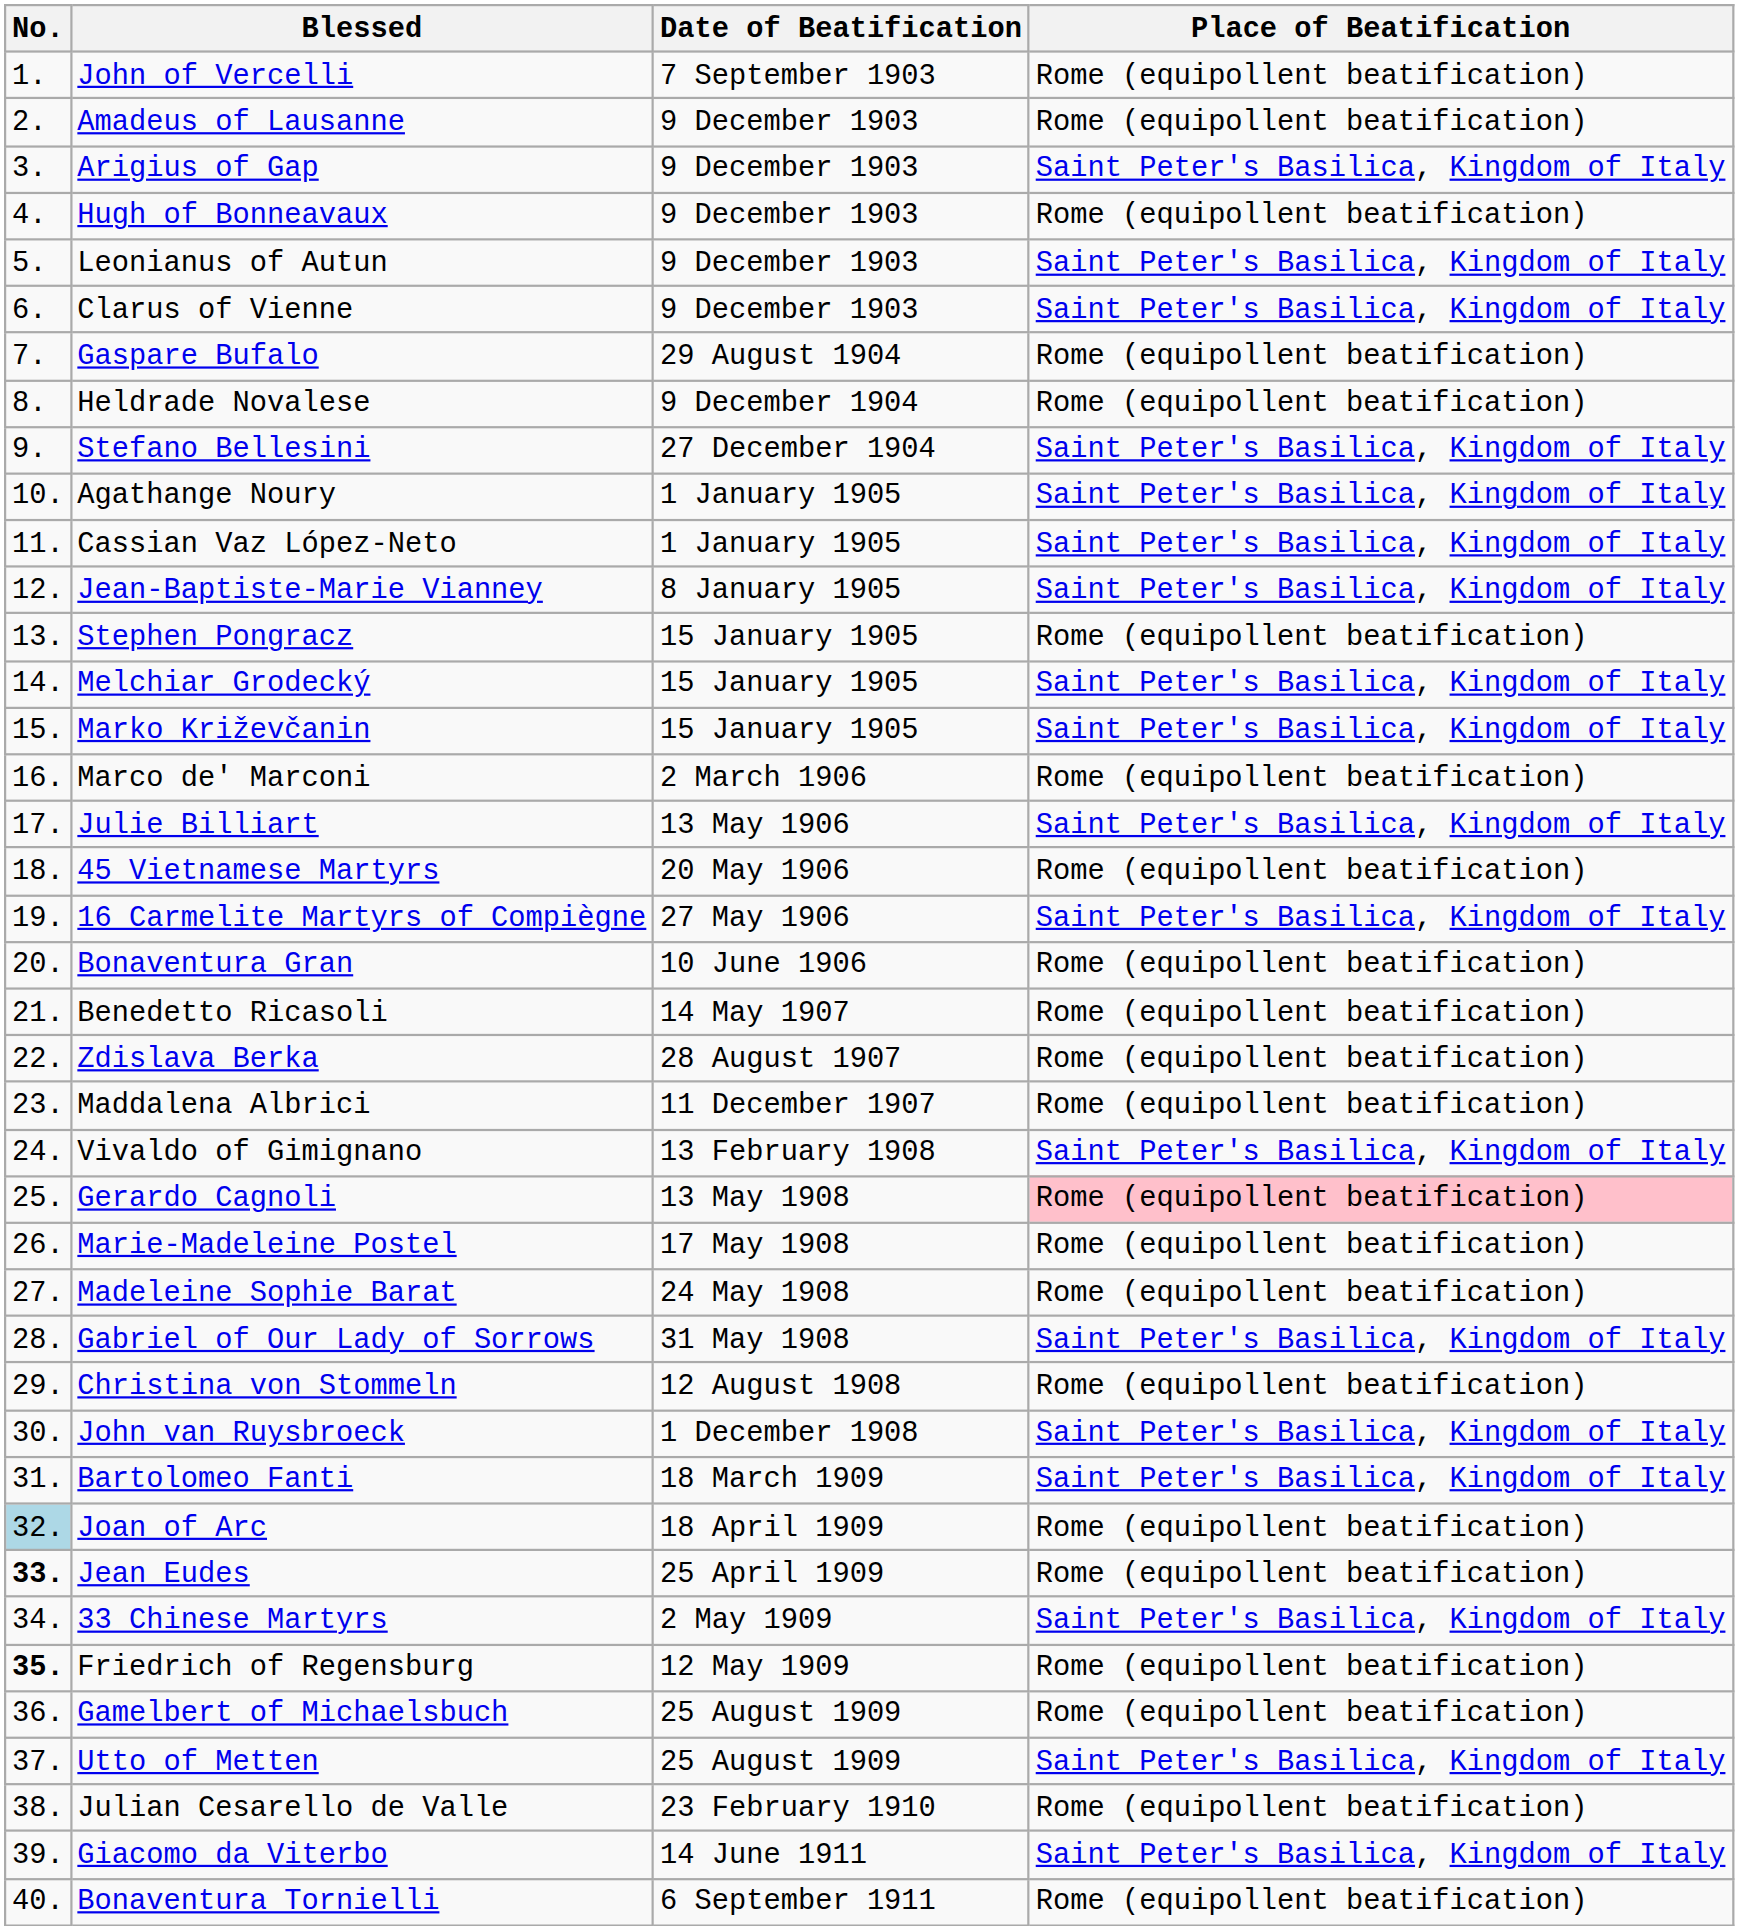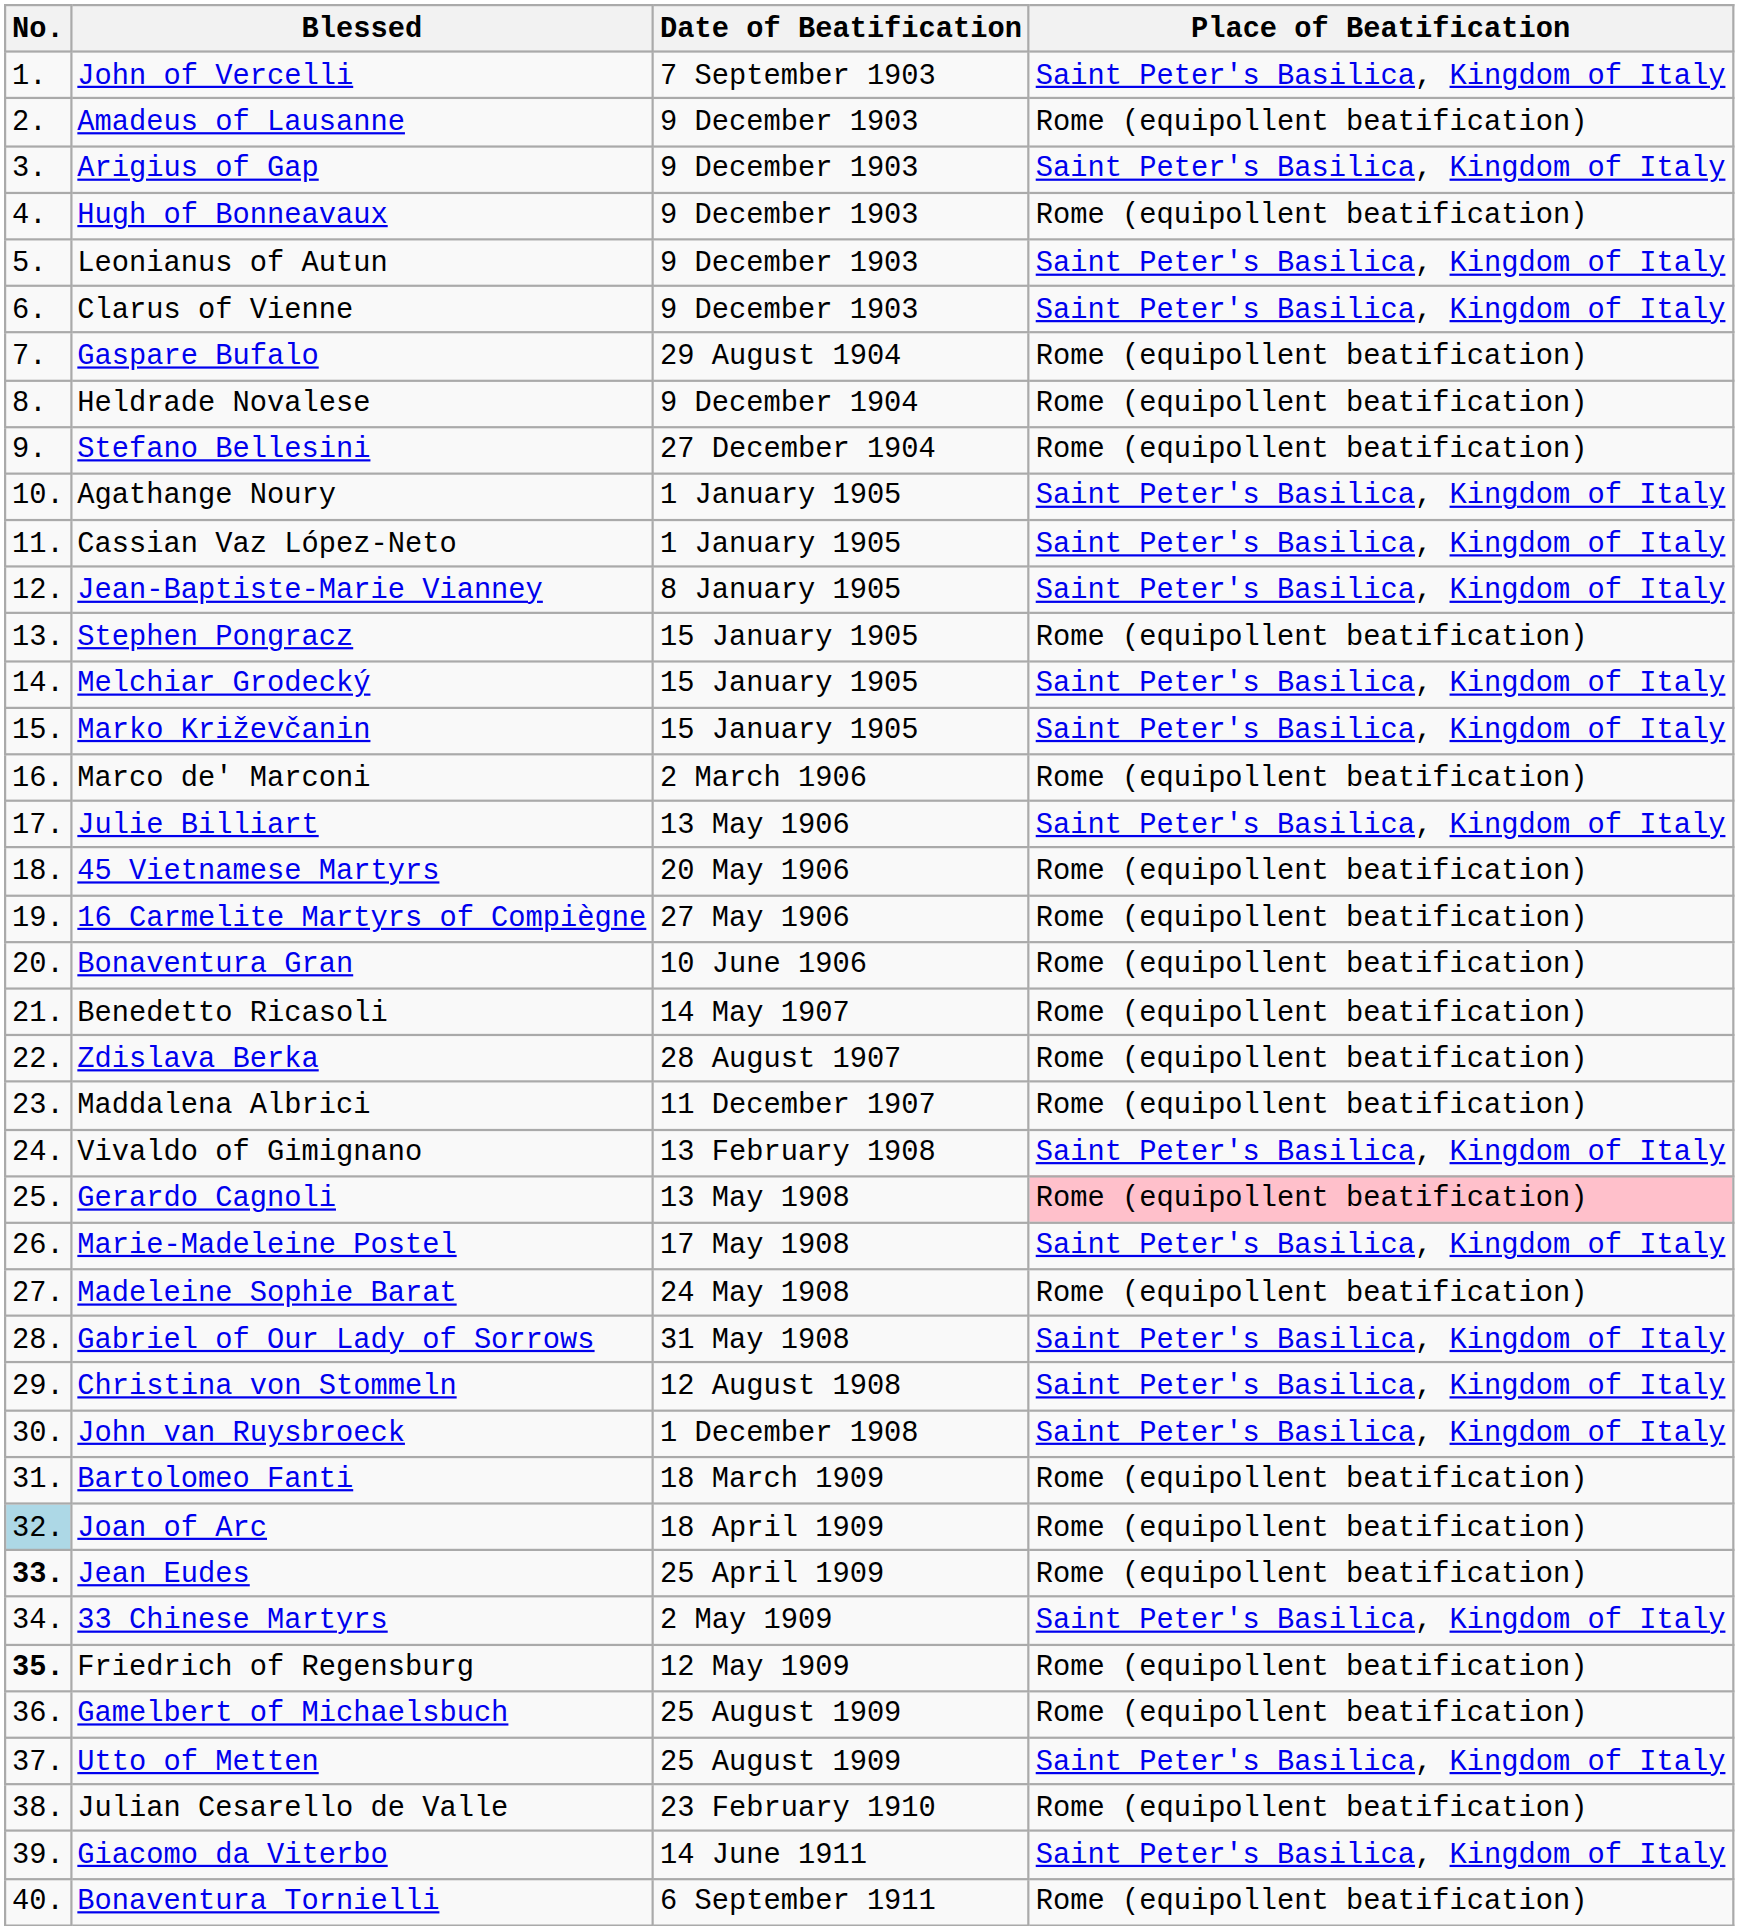(1312, 75) Rome (equipollent beatification) -> (1381, 75) Saint Peter's Basilica, Kingdom of Italy
(1381, 450) Saint Peter's Basilica, Kingdom of Italy -> (1312, 450) Rome (equipollent beatification)
(1381, 918) Saint Peter's Basilica, Kingdom of Italy -> (1312, 918) Rome (equipollent beatification)
(1312, 1246) Rome (equipollent beatification) -> (1381, 1246) Saint Peter's Basilica, Kingdom of Italy
(1312, 1386) Rome (equipollent beatification) -> (1381, 1386) Saint Peter's Basilica, Kingdom of Italy
(1381, 1480) Saint Peter's Basilica, Kingdom of Italy -> (1312, 1480) Rome (equipollent beatification)
